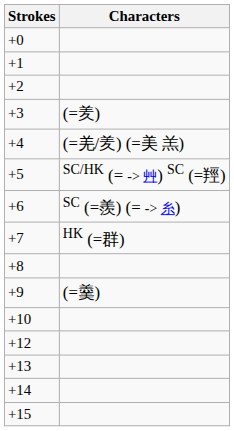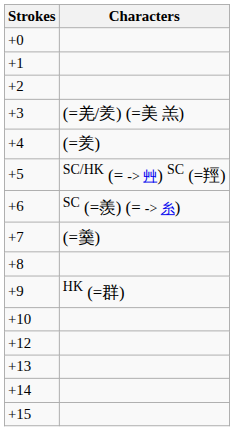(81, 114) (=羑) -> (123, 114) (=羌/羑) (=美 羔)
(123, 144) (=羌/羑) (=美 羔) -> (81, 144) (=羑)
(94, 237) HK (=群) -> (81, 237) (=羹)
(81, 293) (=羹) -> (94, 291) HK (=群)
